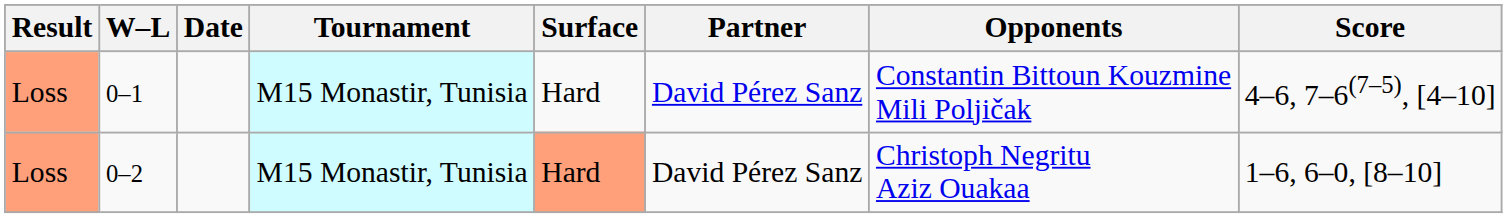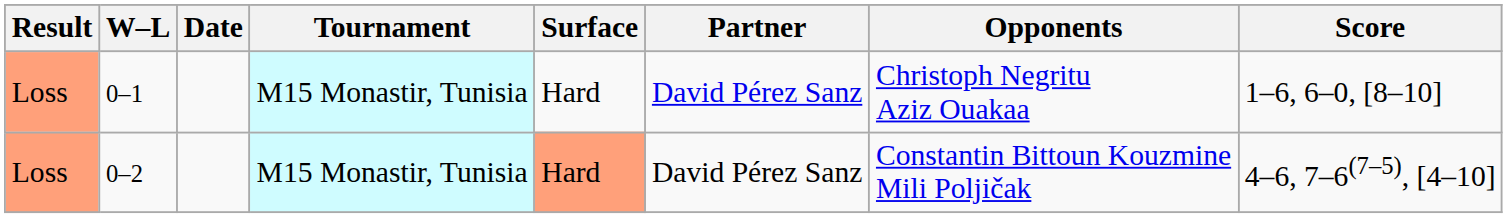(1054, 91) Constantin Bittoun Kouzmine Mili Poljičak -> (983, 91) Christoph Negritu Aziz Ouakaa
(1370, 91) 4–6, 7–6(7–5), [4–10] -> (1343, 91) 1–6, 6–0, [8–10]
(983, 171) Christoph Negritu Aziz Ouakaa -> (1054, 171) Constantin Bittoun Kouzmine Mili Poljičak
(1343, 171) 1–6, 6–0, [8–10] -> (1370, 171) 4–6, 7–6(7–5), [4–10]
